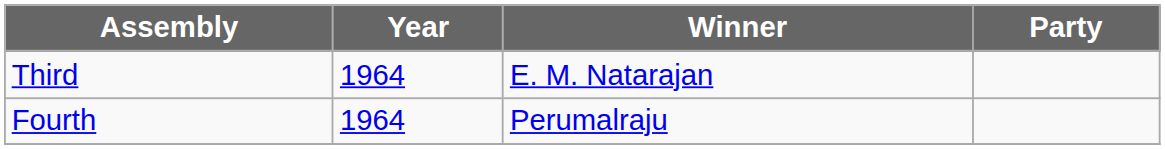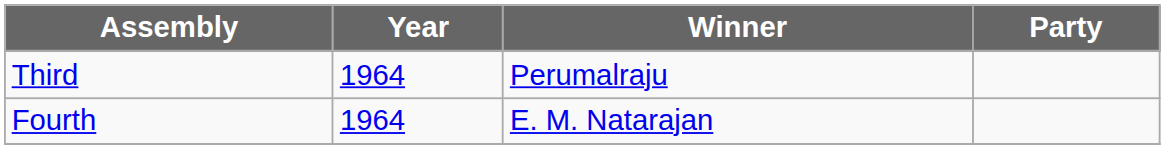(612, 74) E. M. Natarajan -> (589, 74) Perumalraju
(589, 120) Perumalraju -> (612, 120) E. M. Natarajan
